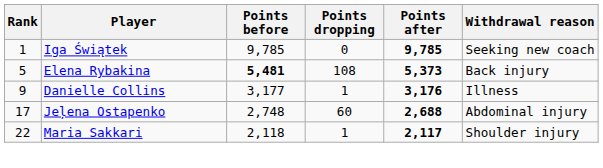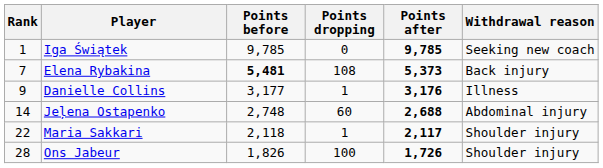(23, 70) 5 -> (23, 70) 7
(23, 112) 17 -> (23, 112) 14
+ row: (82, 153)
